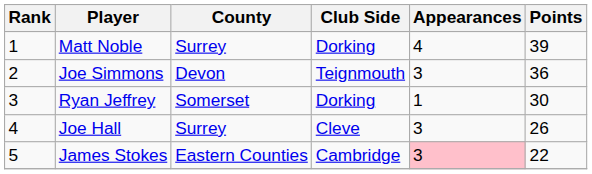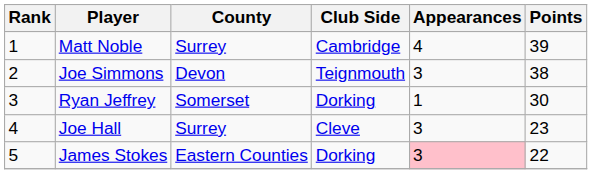(346, 45) Dorking -> (358, 45) Cambridge
(539, 73) 36 -> (539, 73) 38
(539, 127) 26 -> (539, 127) 23
(358, 155) Cambridge -> (346, 155) Dorking
